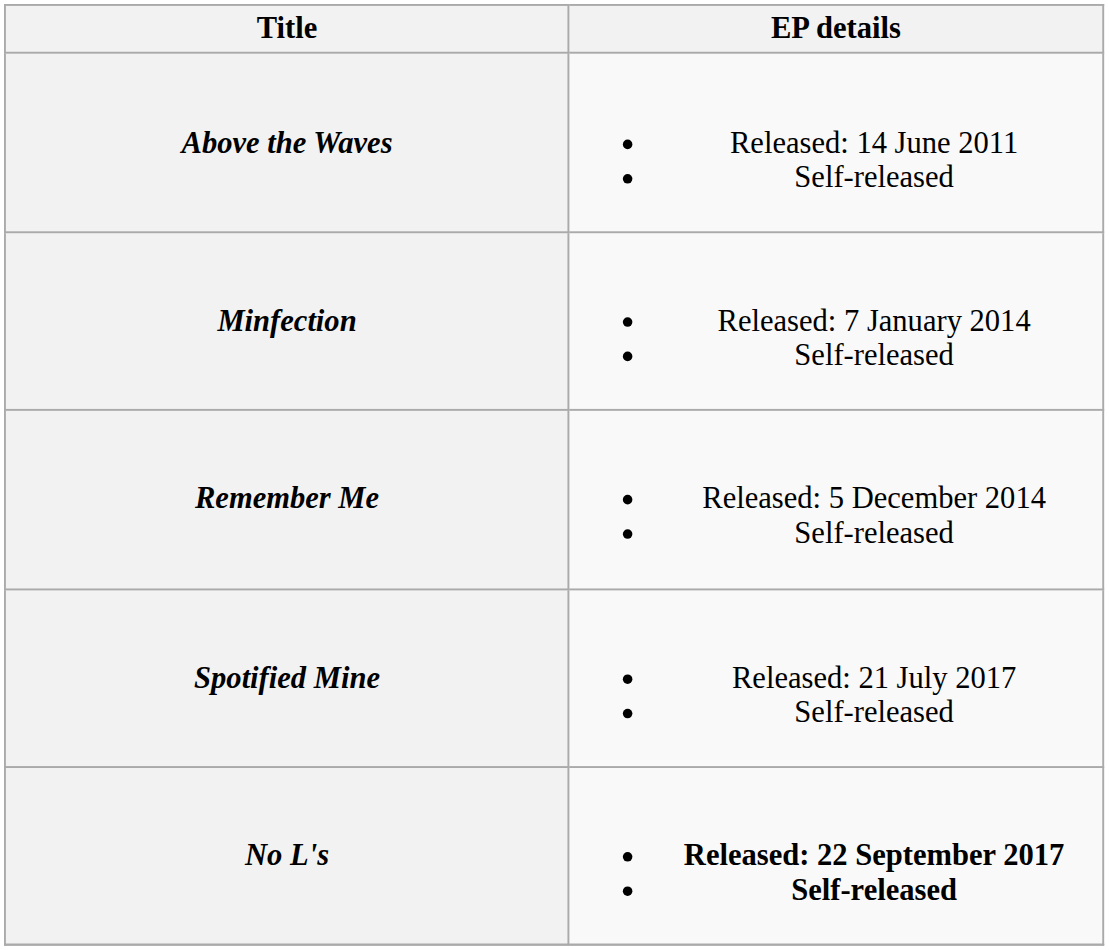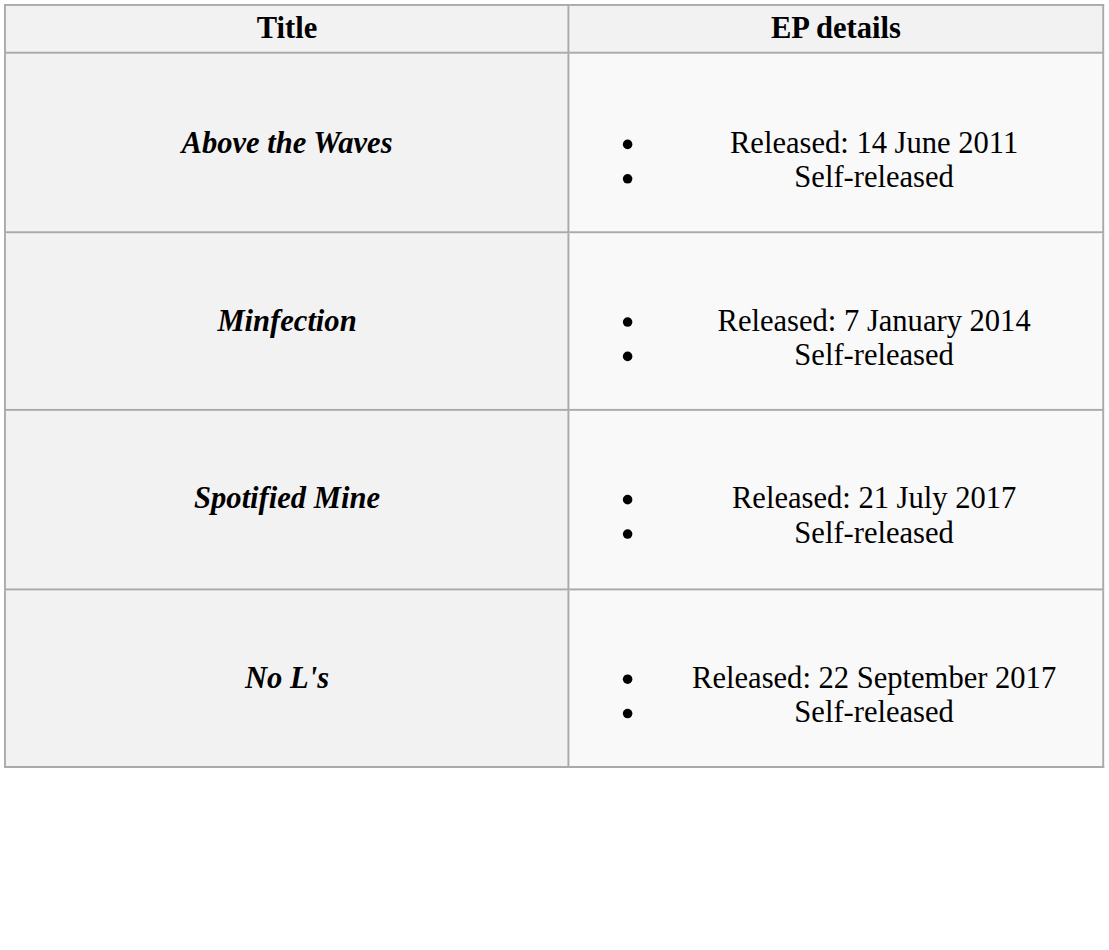- row: (287, 498)
(836, 873) bold -> (836, 695) normal
